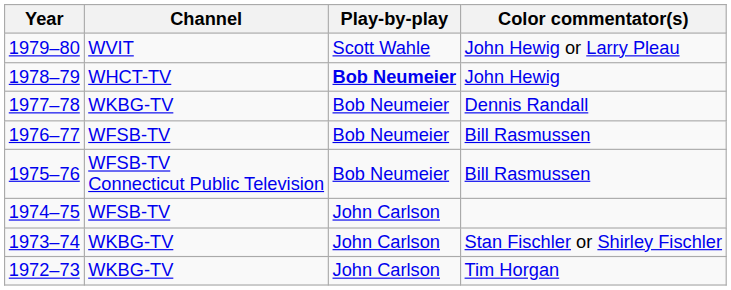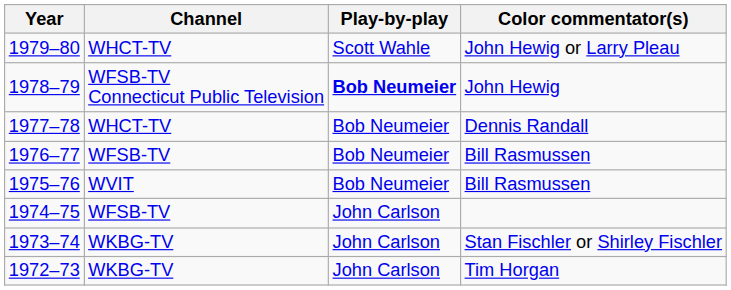(111, 47) WVIT -> (130, 47) WHCT-TV
(130, 76) WHCT-TV -> (206, 87) WFSB-TV Connecticut Public Television
(131, 105) WKBG-TV -> (130, 126) WHCT-TV
(206, 173) WFSB-TV Connecticut Public Television -> (111, 184) WVIT
